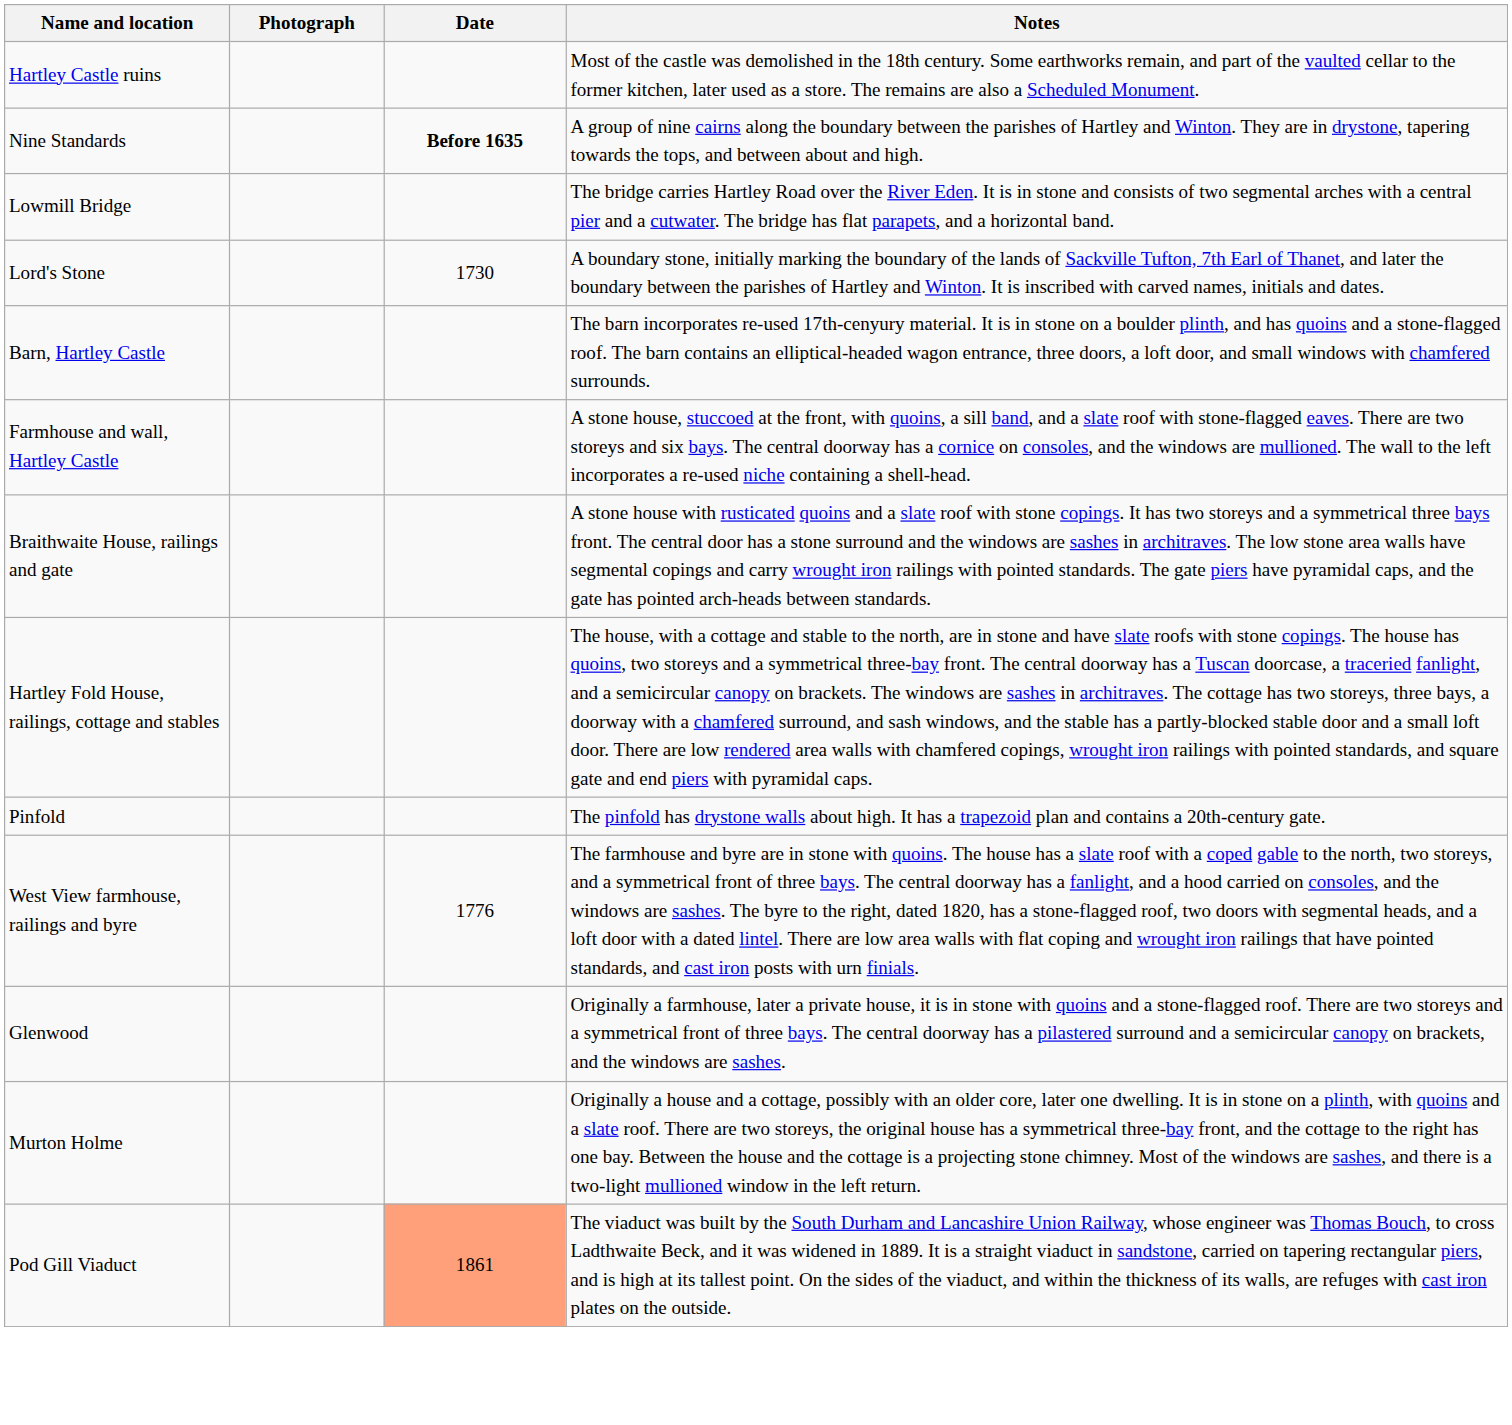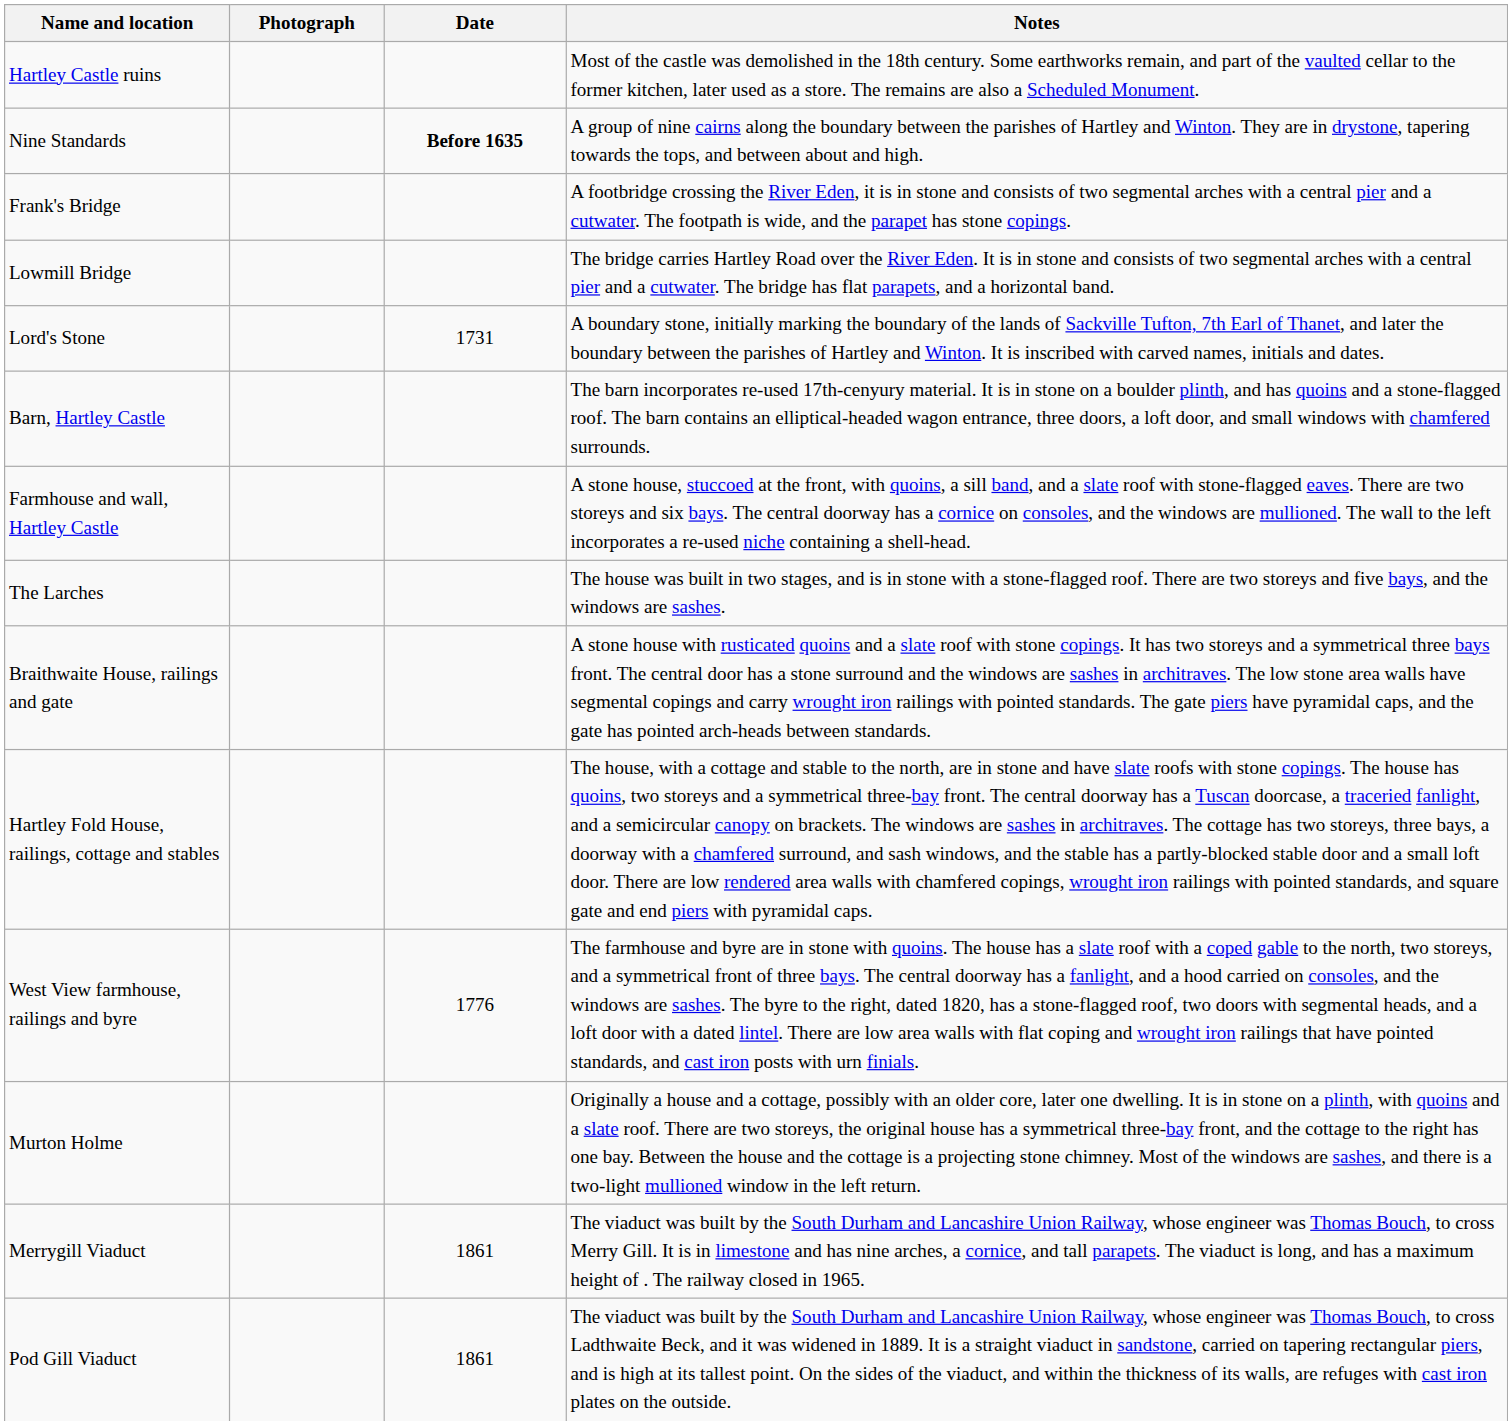+ row: (65, 206)
(475, 272) 1730 -> (475, 338) 1731
+ row: (56, 593)
- row: (37, 816)
- row: (49, 1033)
+ row: (77, 1251)
(475, 1265) lightsalmon background -> (475, 1359) no background
